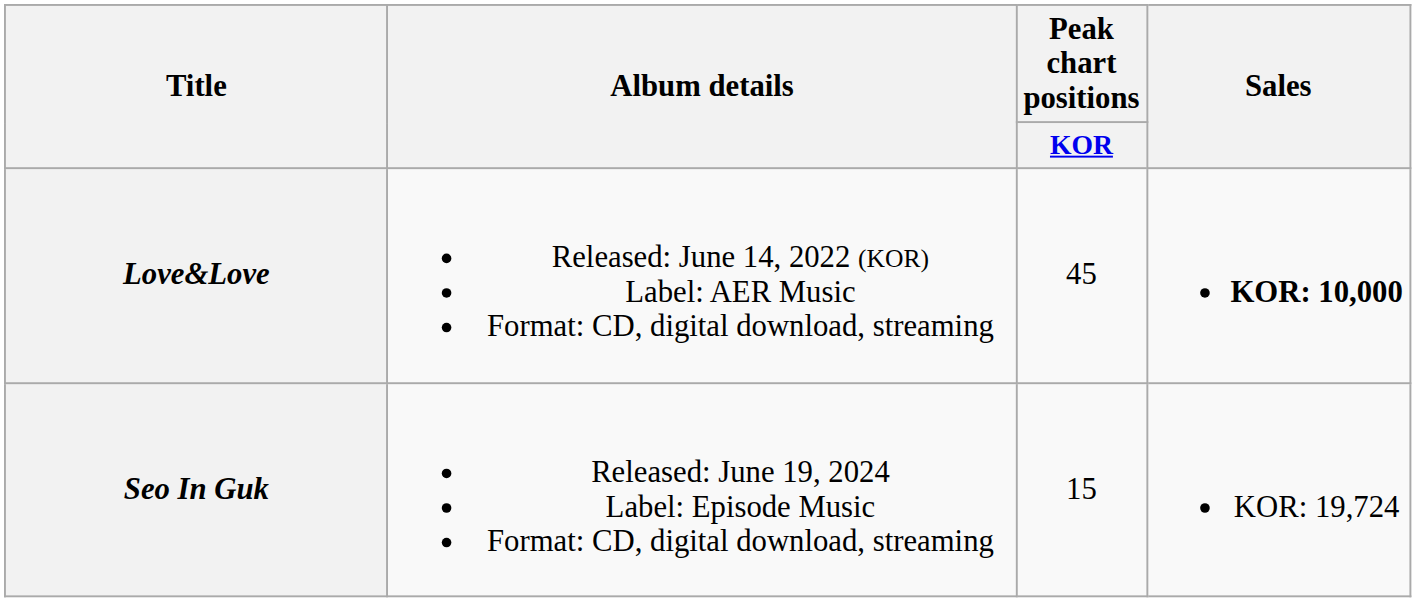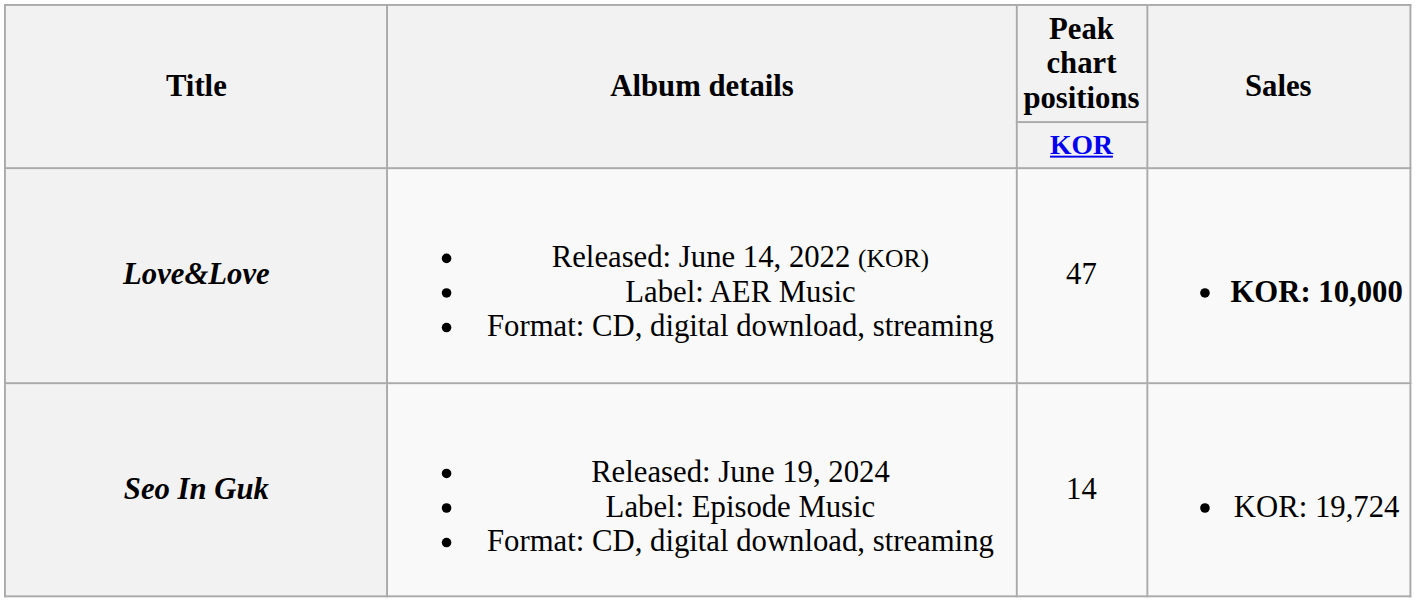(1081, 274) 45 -> (1081, 274) 47
(1081, 488) 15 -> (1081, 488) 14
